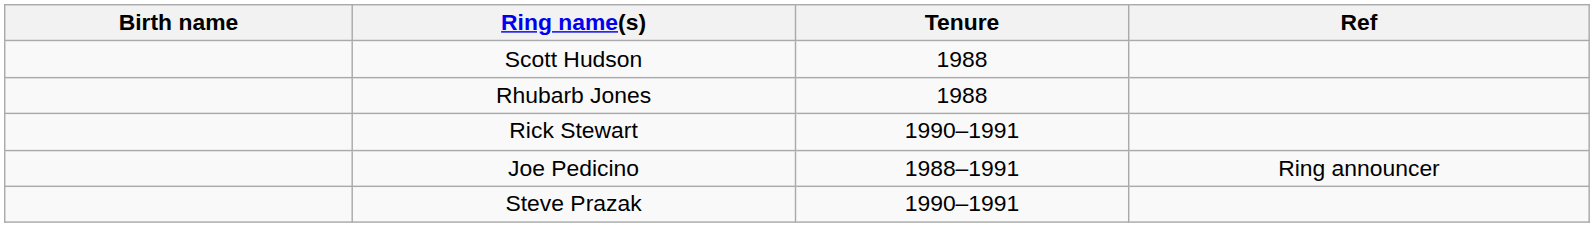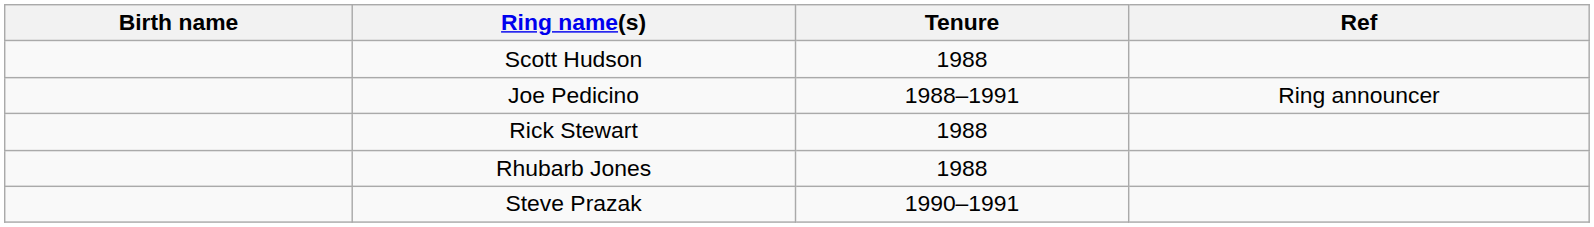rows swapped: (574, 95) <-> (574, 167)
(962, 131) 1990–1991 -> (962, 131) 1988
